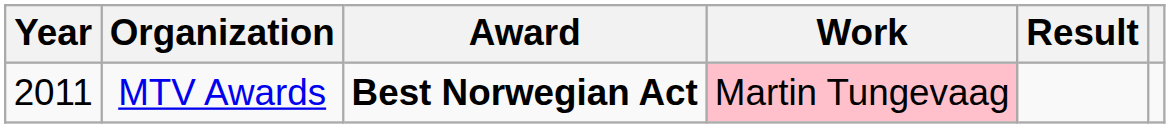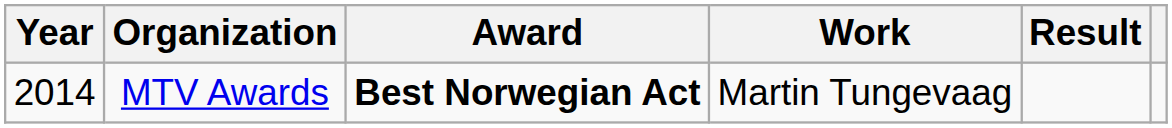(53, 92) 2011 -> (55, 92) 2014
(862, 92) pink background -> (865, 92) no background
